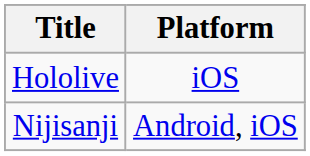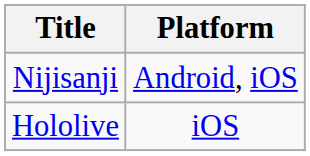rows swapped: (65, 77) <-> (65, 125)
